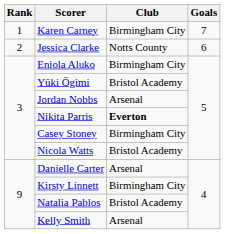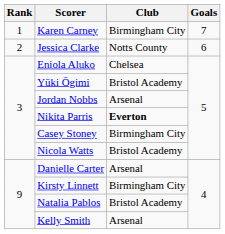(147, 64) Birmingham City -> (126, 64) Chelsea
